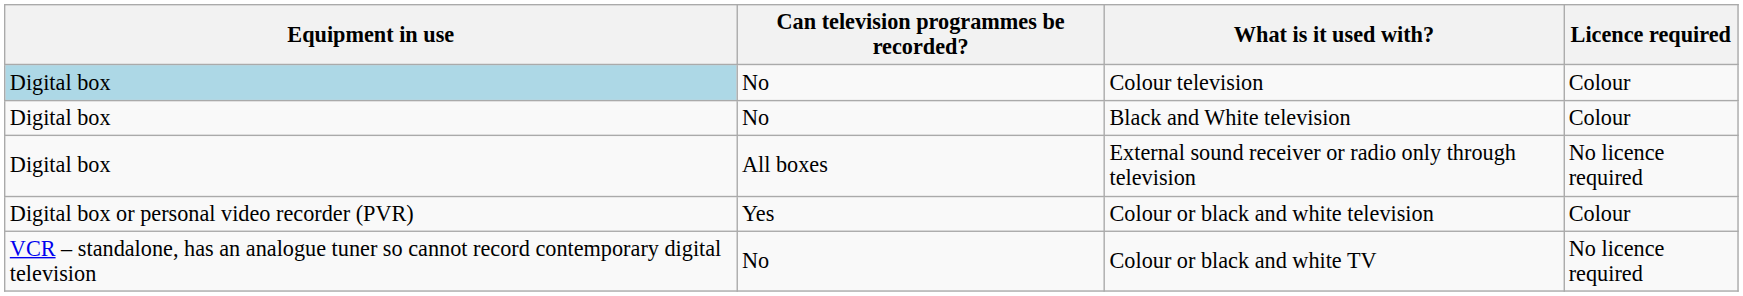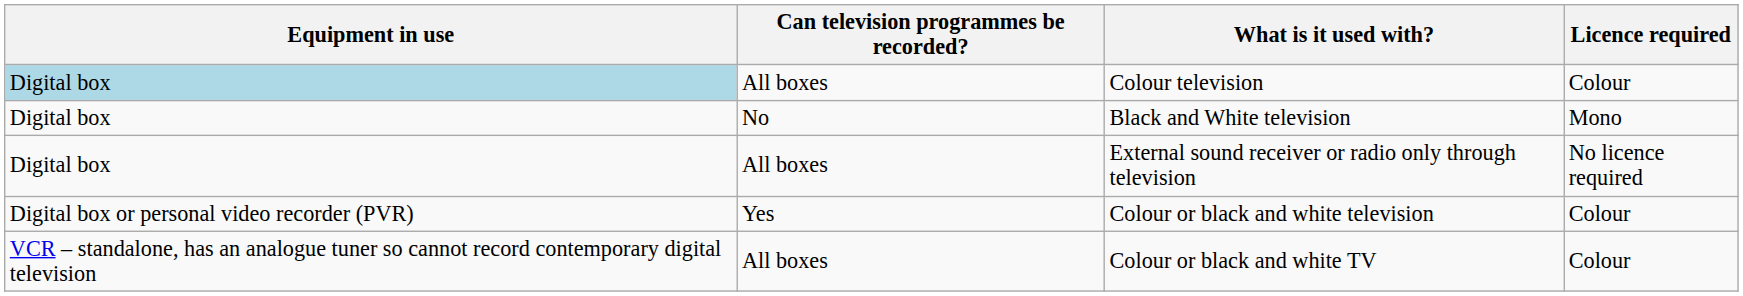(756, 82) No -> (785, 82) All boxes
(1600, 117) Colour -> (1595, 117) Mono
(756, 261) No -> (785, 261) All boxes
(1617, 261) No licence required -> (1600, 261) Colour
